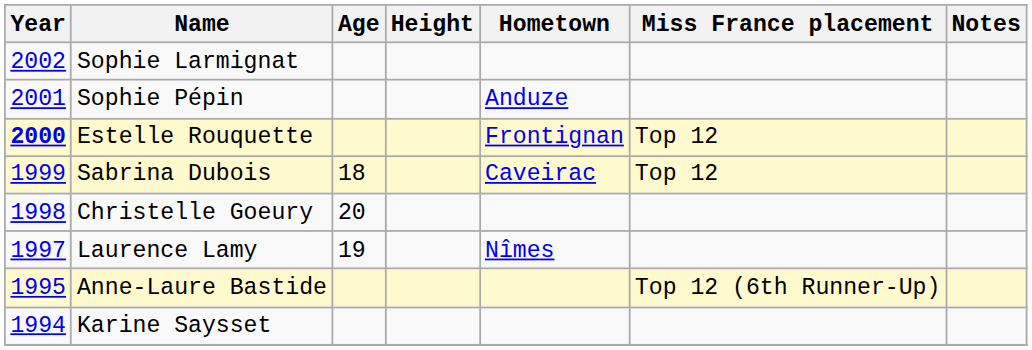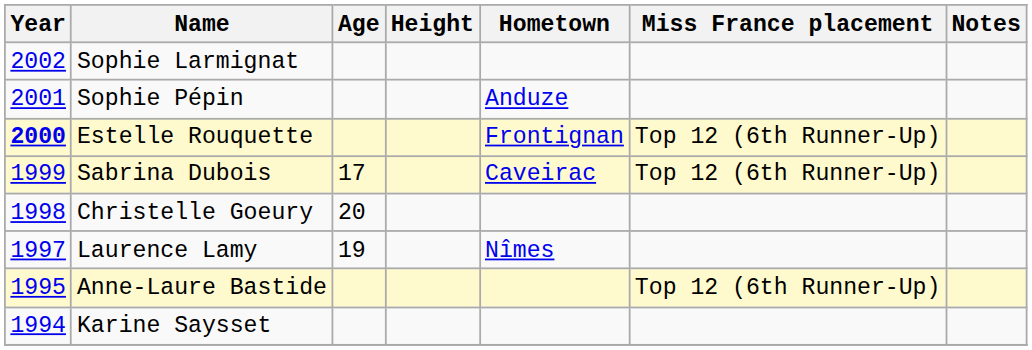(677, 137) Top 12 -> (788, 137) Top 12 (6th Runner-Up)
(352, 175) 18 -> (352, 175) 17
(677, 175) Top 12 -> (788, 175) Top 12 (6th Runner-Up)
